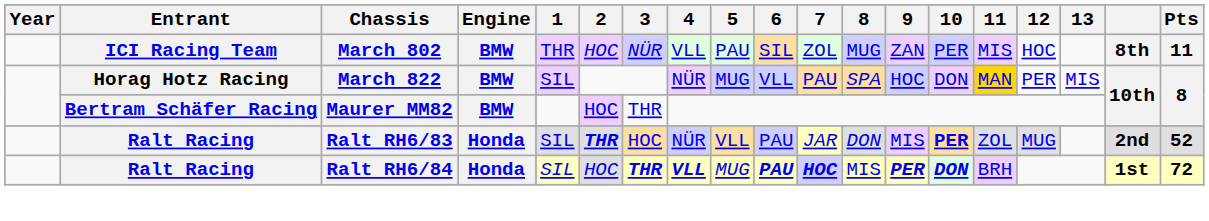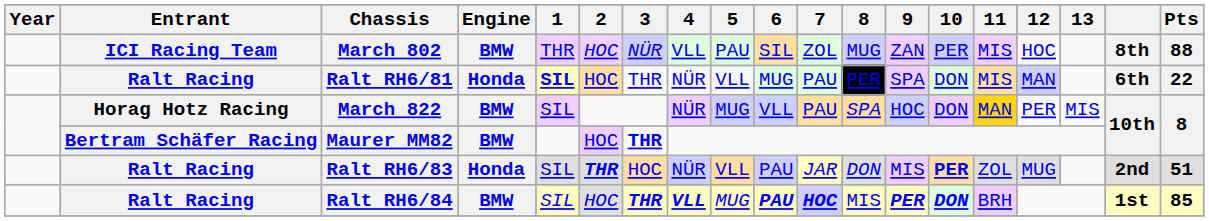(1182, 50) 11 -> (1182, 50) 88
+ row: (390, 80)
(645, 110) normal -> (645, 140) bold
(1182, 140) 52 -> (1182, 171) 51
(496, 171) Honda -> (496, 201) BMW
(1182, 171) 72 -> (1182, 201) 85
